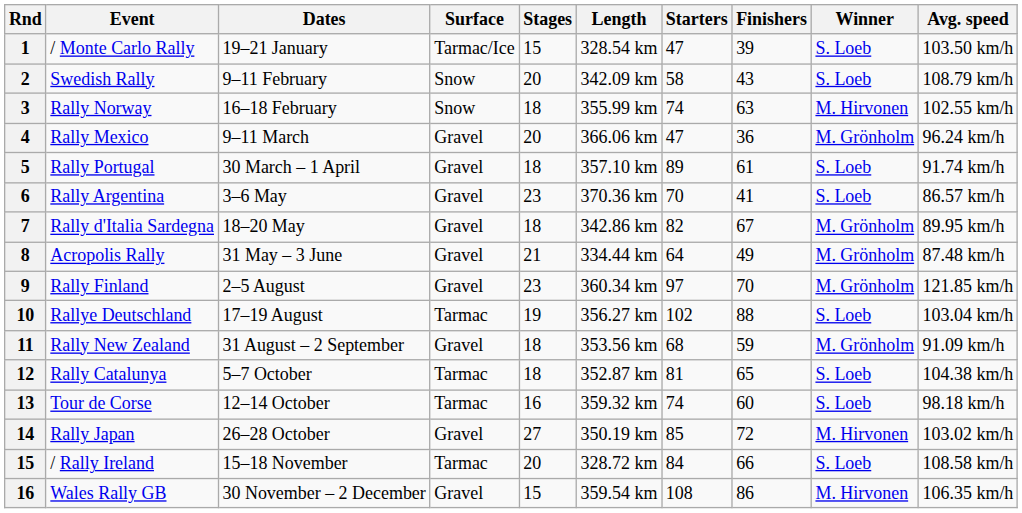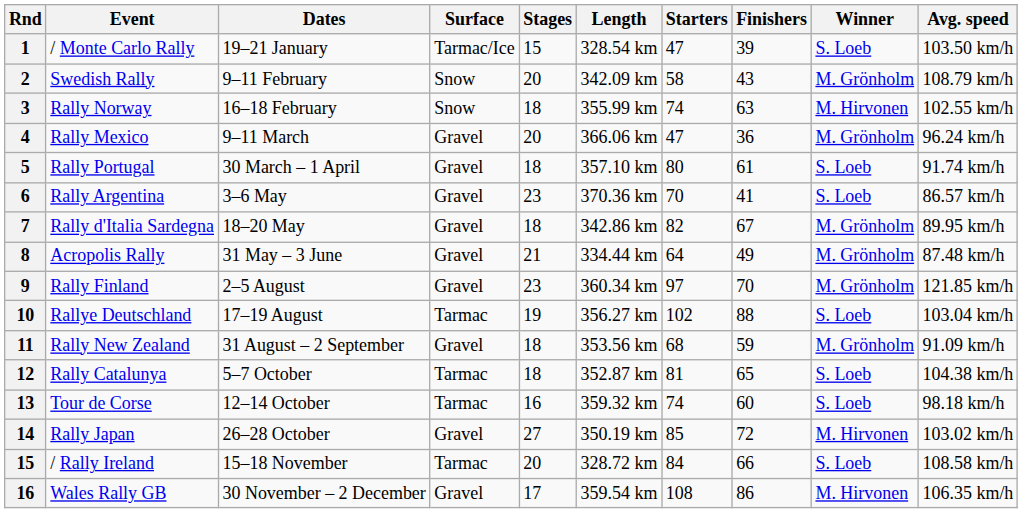(843, 78) S. Loeb -> (865, 78) M. Grönholm
(675, 166) 89 -> (675, 166) 80
(532, 492) 15 -> (532, 492) 17
